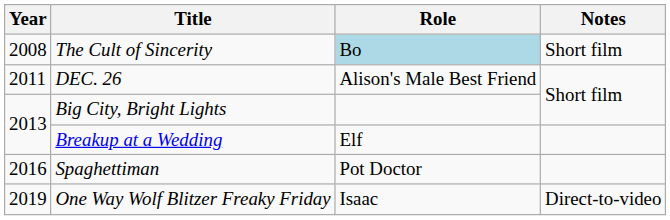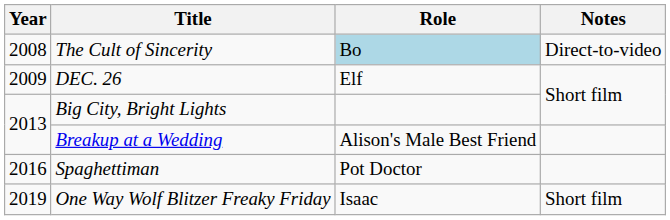(584, 49) Short film -> (603, 49) Direct-to-video
(27, 79) 2011 -> (28, 79) 2009
(438, 79) Alison's Male Best Friend -> (351, 79) Elf
(351, 139) Elf -> (438, 139) Alison's Male Best Friend
(603, 199) Direct-to-video -> (584, 199) Short film
